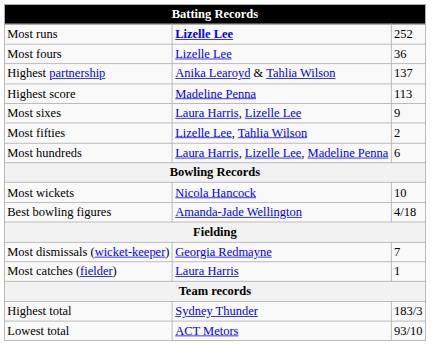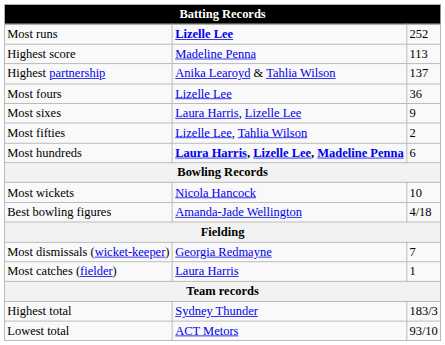rows swapped: (41, 93) <-> (34, 53)
(282, 152) normal -> (289, 152) bold
